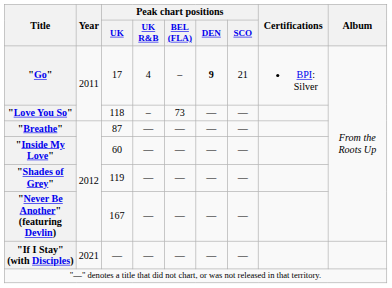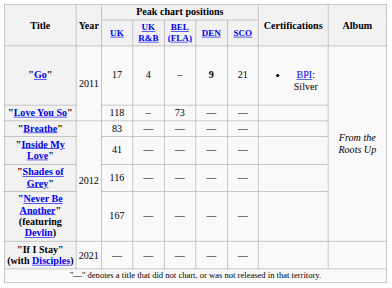(117, 128) 87 -> (117, 128) 83
(117, 150) 60 -> (117, 150) 41
(117, 177) 119 -> (117, 177) 116
